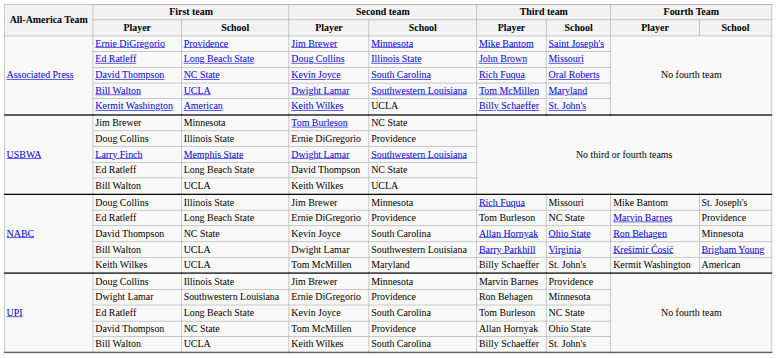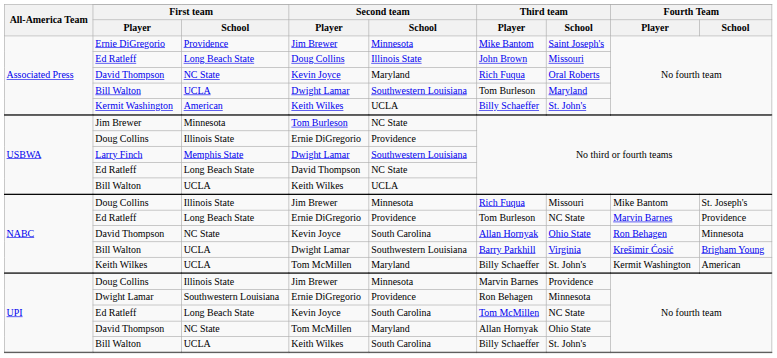(401, 75) South Carolina -> (390, 75) Maryland
(509, 91) Tom McMillen -> (507, 91) Tom Burleson
(507, 313) Tom Burleson -> (509, 313) Tom McMillen
(394, 328) Providence -> (390, 328) Maryland
